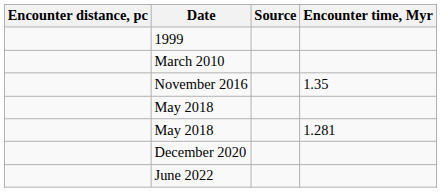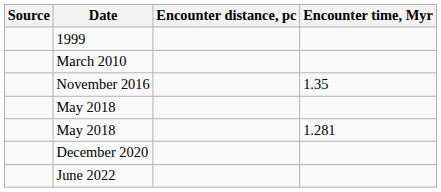columns swapped: (275, 15) <-> (78, 15)
